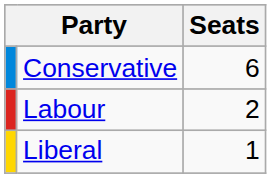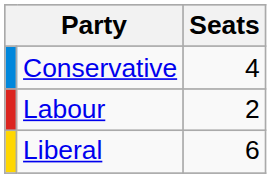(252, 67) 6 -> (252, 67) 4
(252, 151) 1 -> (252, 151) 6
